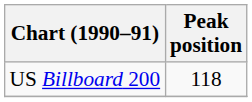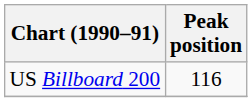(206, 79) 118 -> (206, 79) 116
